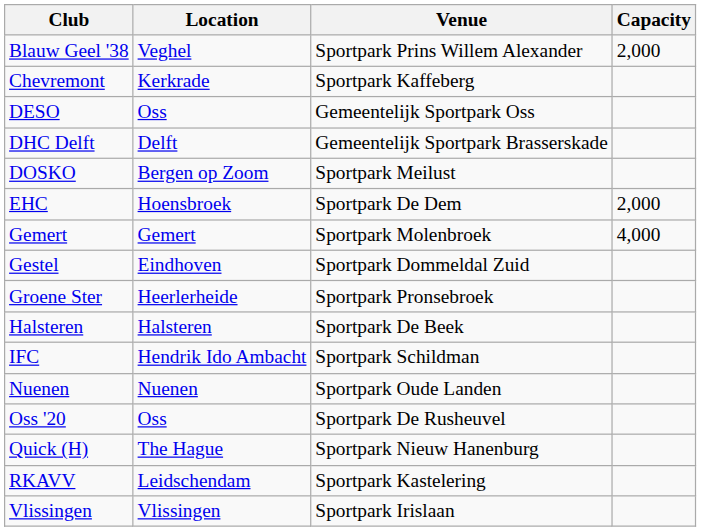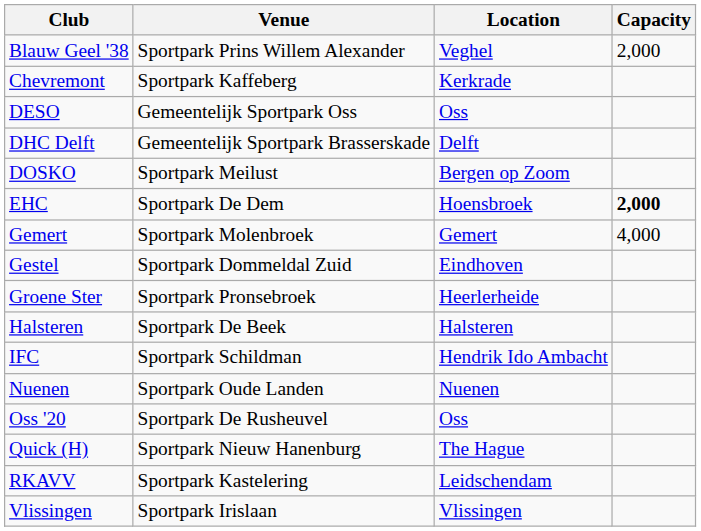columns swapped: (222, 19) <-> (462, 19)
(639, 204) normal -> (639, 204) bold
